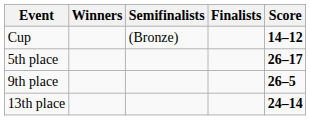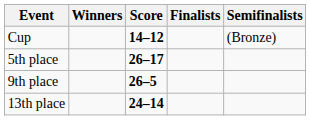columns swapped: (285, 15) <-> (167, 15)
